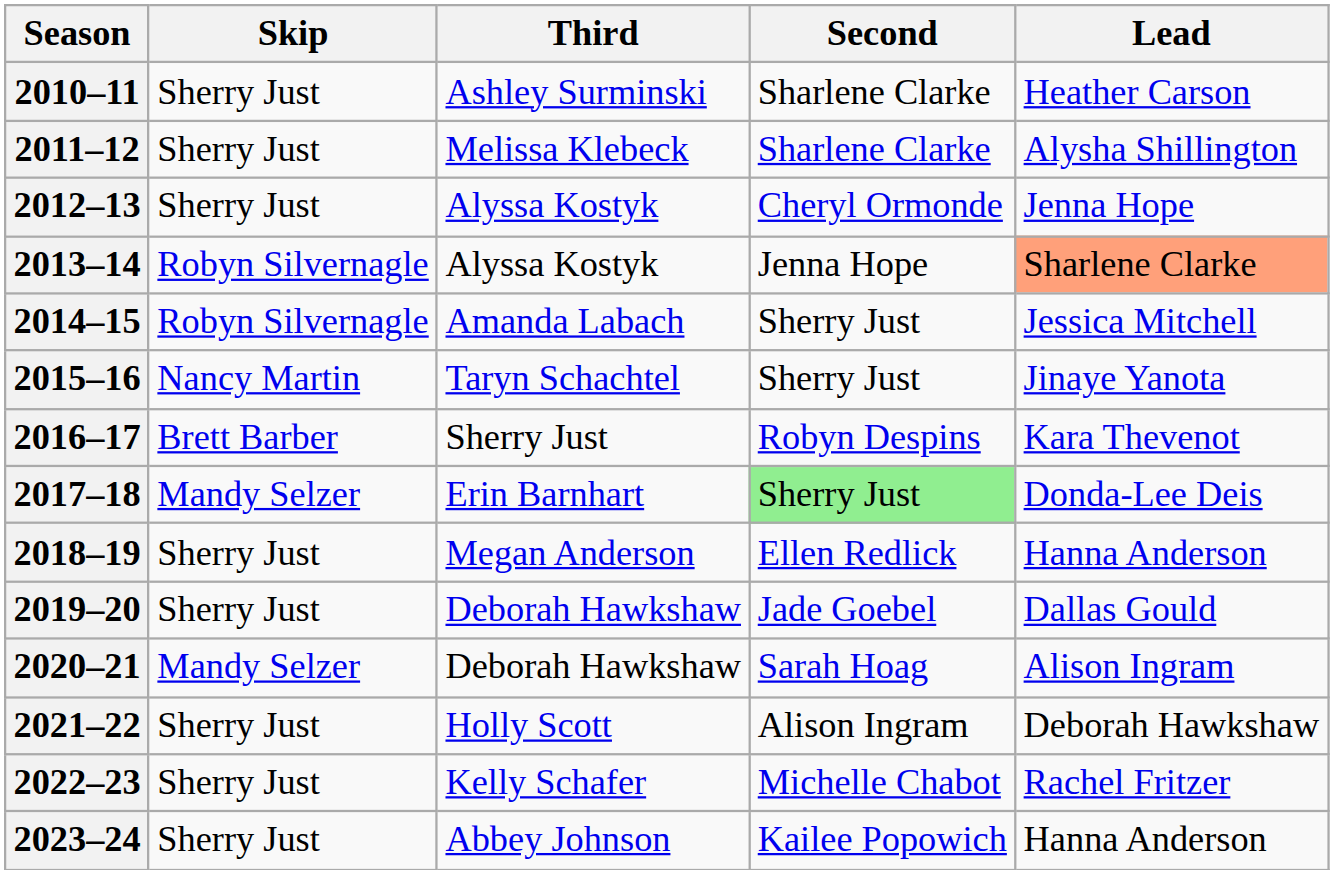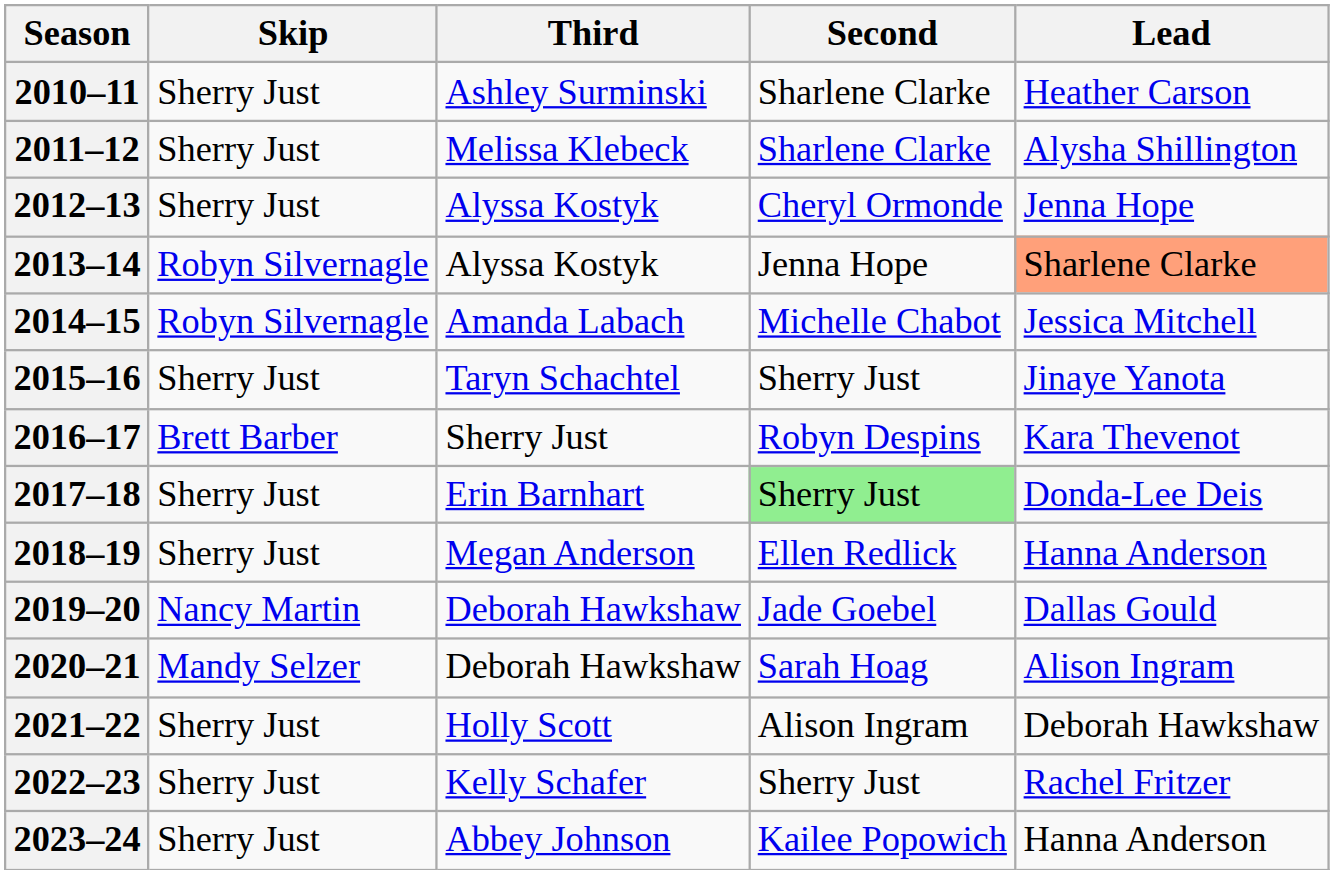(839, 321) Sherry Just -> (879, 321) Michelle Chabot
(259, 378) Nancy Martin -> (239, 378) Sherry Just
(259, 494) Mandy Selzer -> (239, 494) Sherry Just
(239, 609) Sherry Just -> (259, 609) Nancy Martin
(879, 782) Michelle Chabot -> (839, 782) Sherry Just
